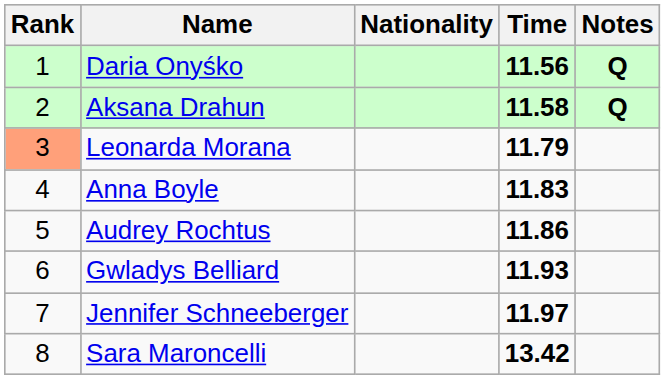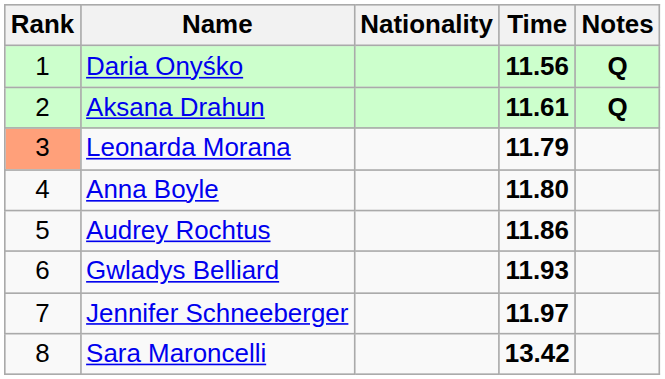(537, 107) 11.58 -> (537, 107) 11.61
(537, 189) 11.83 -> (537, 189) 11.80
